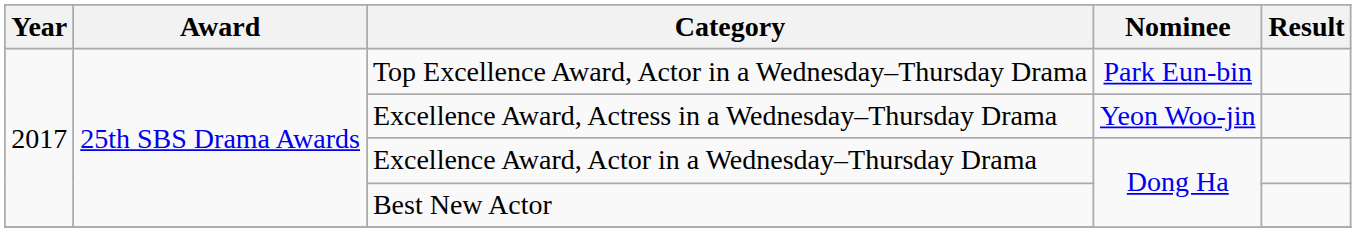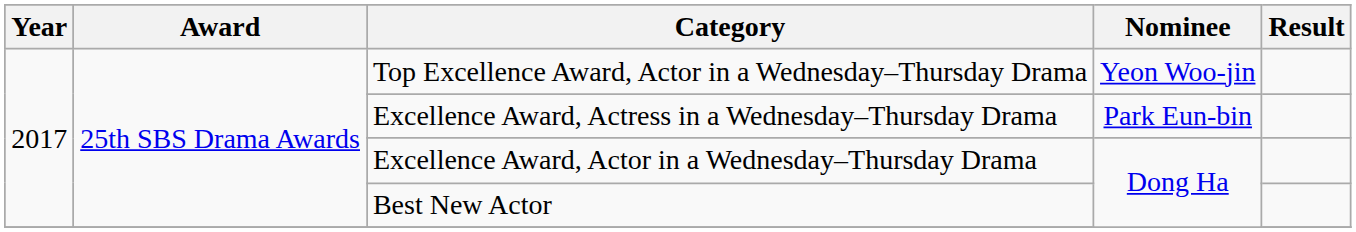(1178, 71) Park Eun-bin -> (1178, 71) Yeon Woo-jin
(1178, 115) Yeon Woo-jin -> (1178, 115) Park Eun-bin
